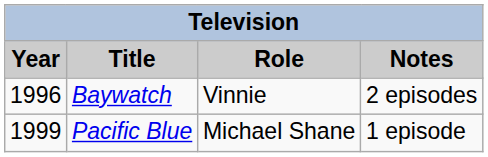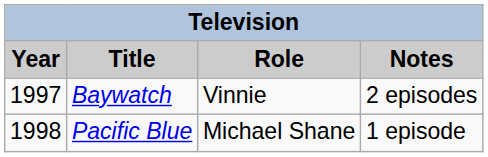(36, 95) 1996 -> (36, 95) 1997
(36, 132) 1999 -> (36, 132) 1998
